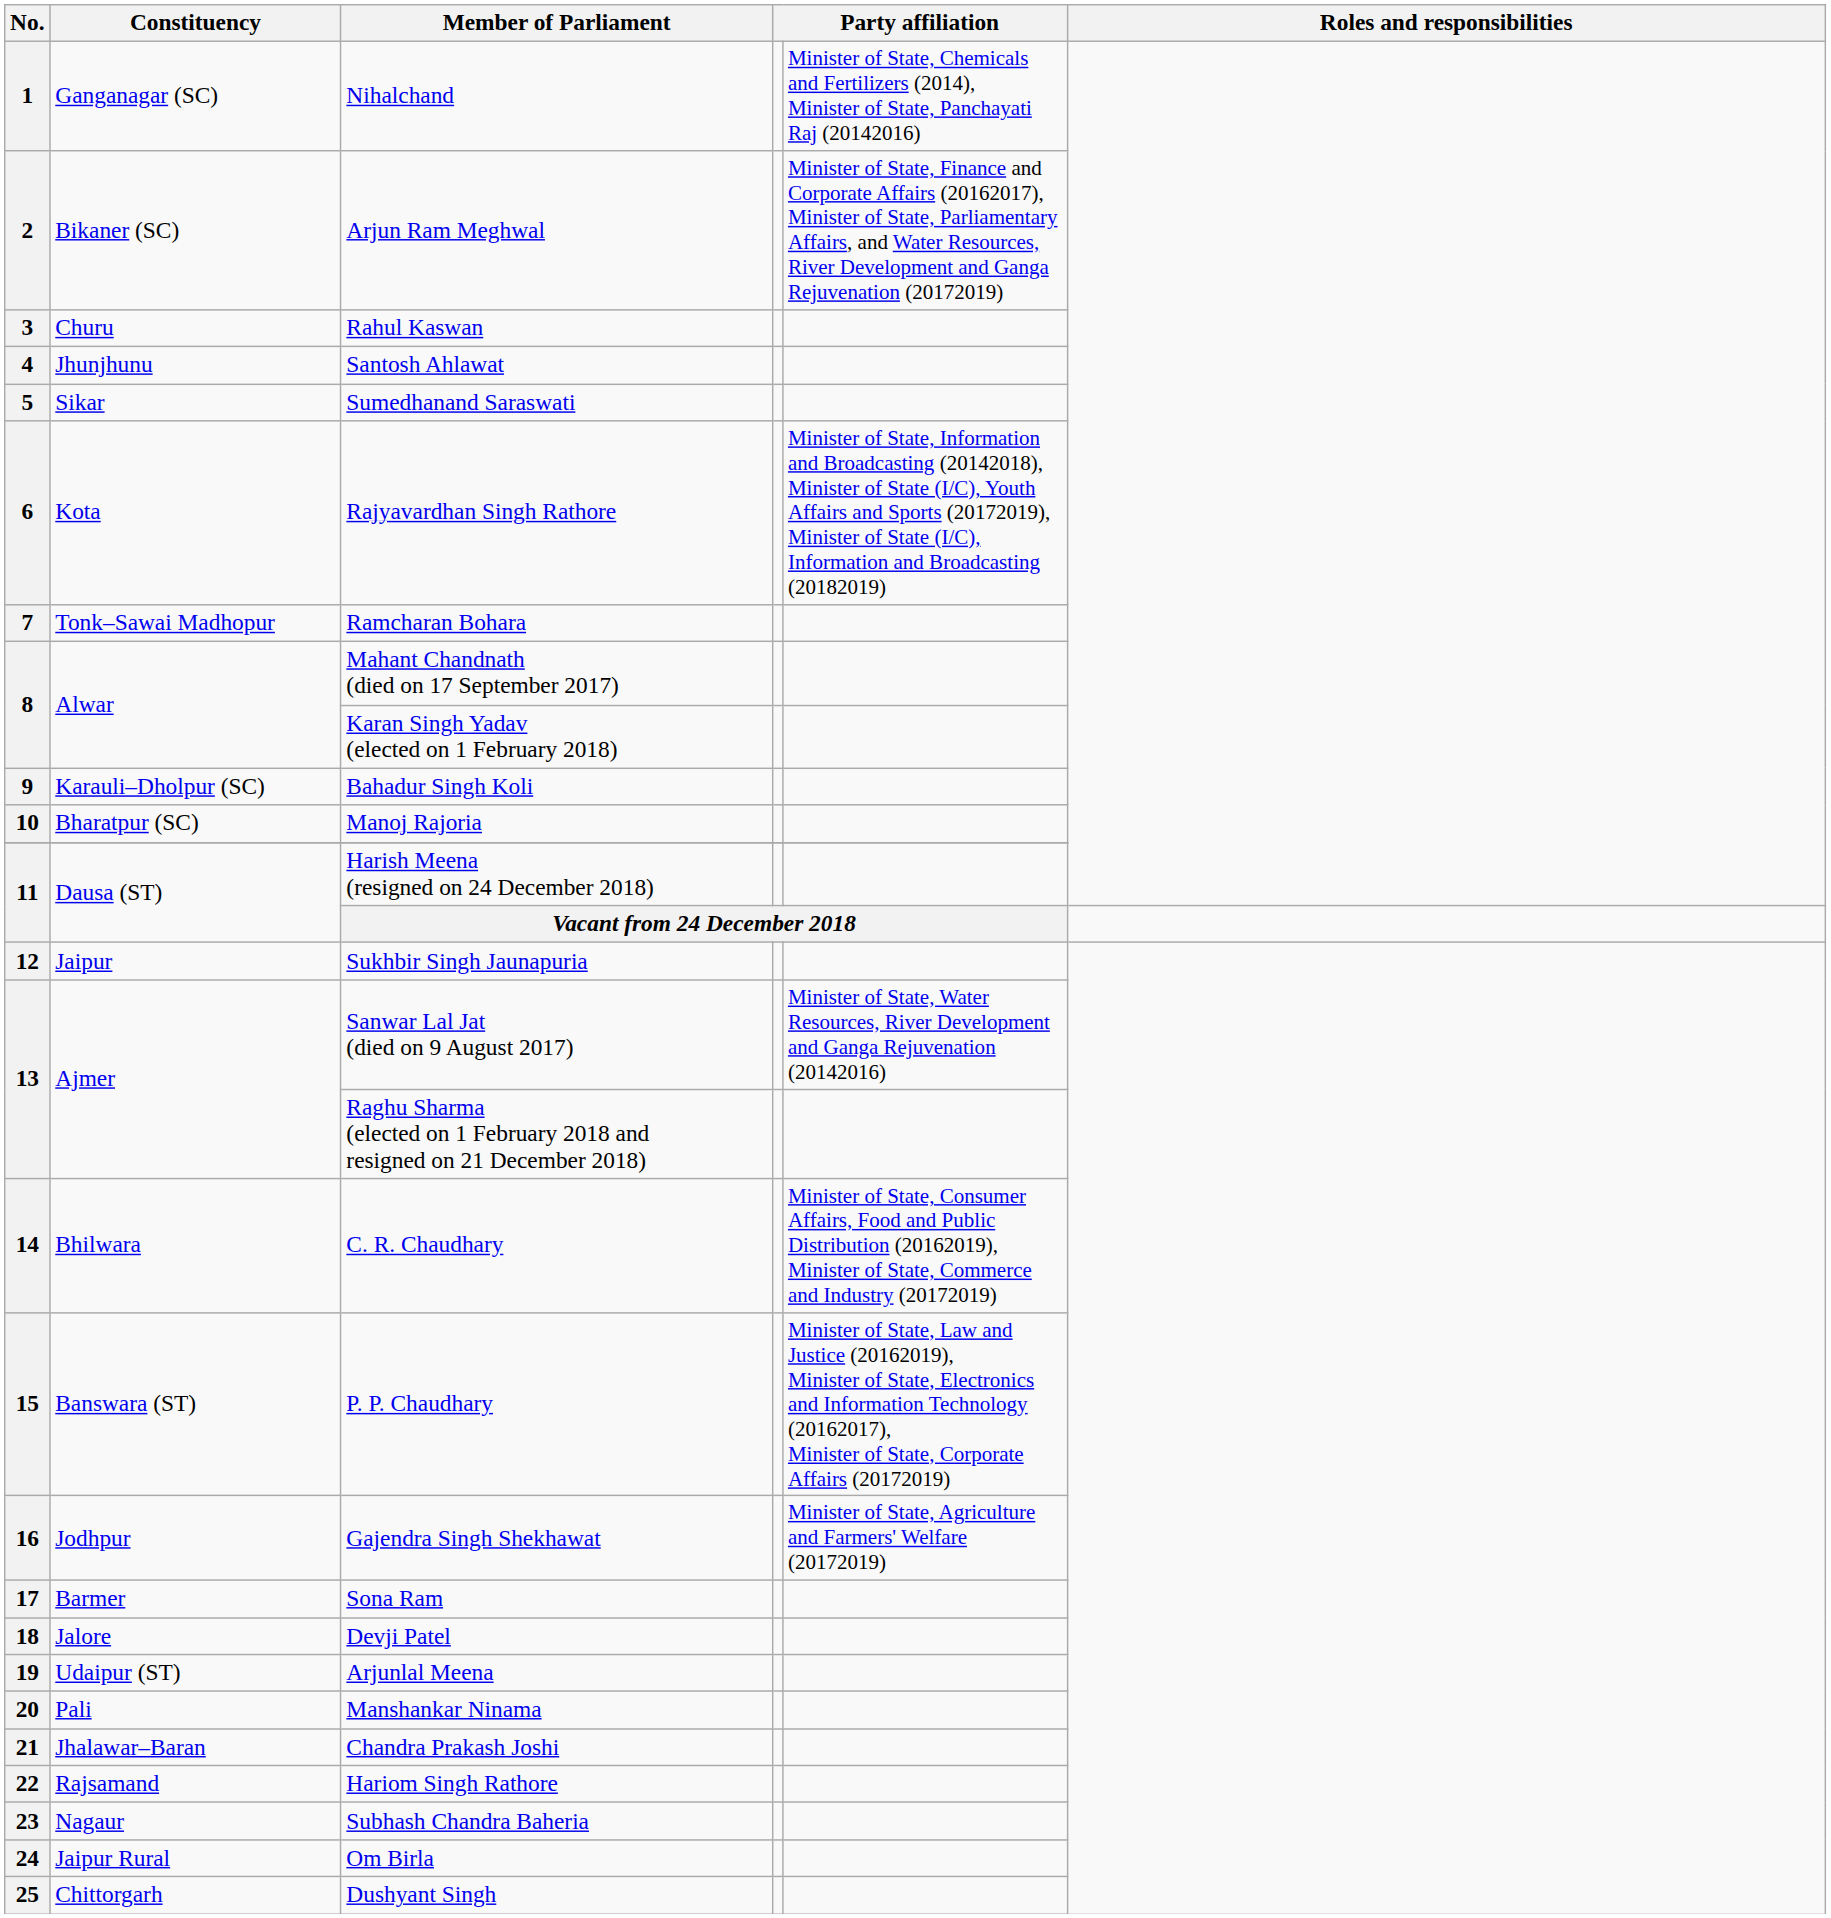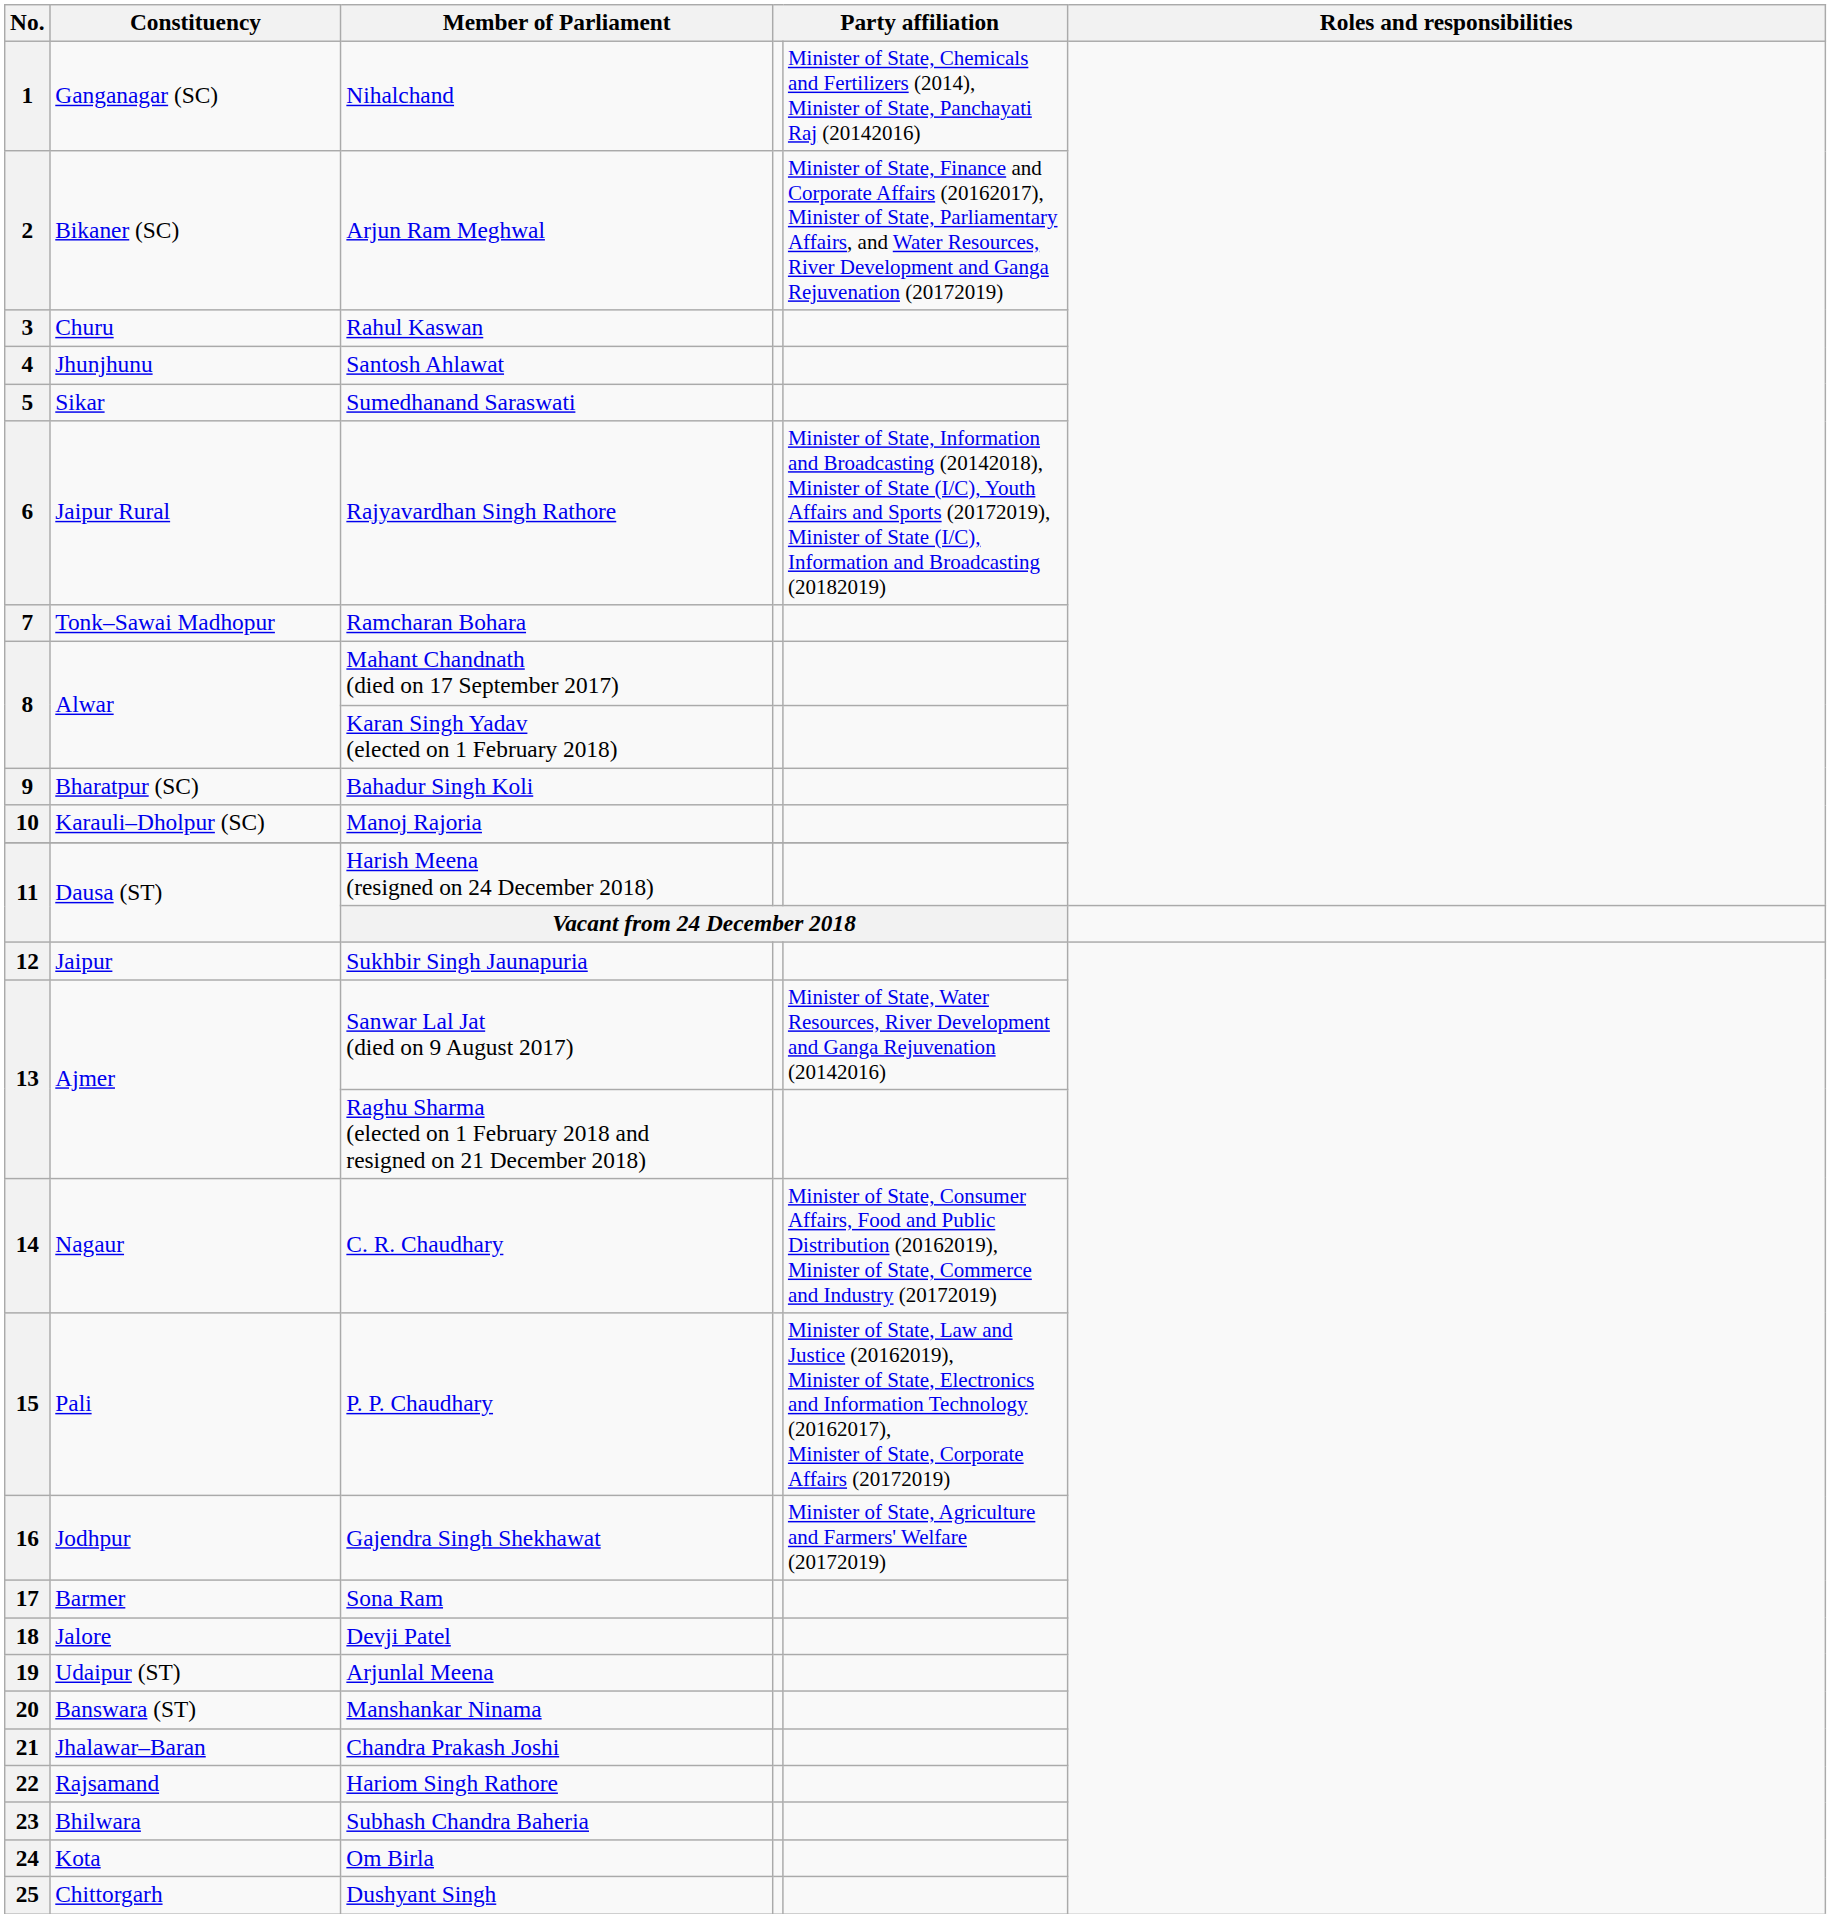(78, 512) Kota -> (113, 512) Jaipur Rural
(160, 786) Karauli–Dholpur (SC) -> (127, 786) Bharatpur (SC)
(127, 823) Bharatpur (SC) -> (160, 823) Karauli–Dholpur (SC)
(98, 1245) Bhilwara -> (90, 1245) Nagaur
(126, 1403) Banswara (ST) -> (73, 1403) Pali
(73, 1709) Pali -> (126, 1709) Banswara (ST)
(90, 1820) Nagaur -> (98, 1820) Bhilwara
(113, 1857) Jaipur Rural -> (78, 1857) Kota
